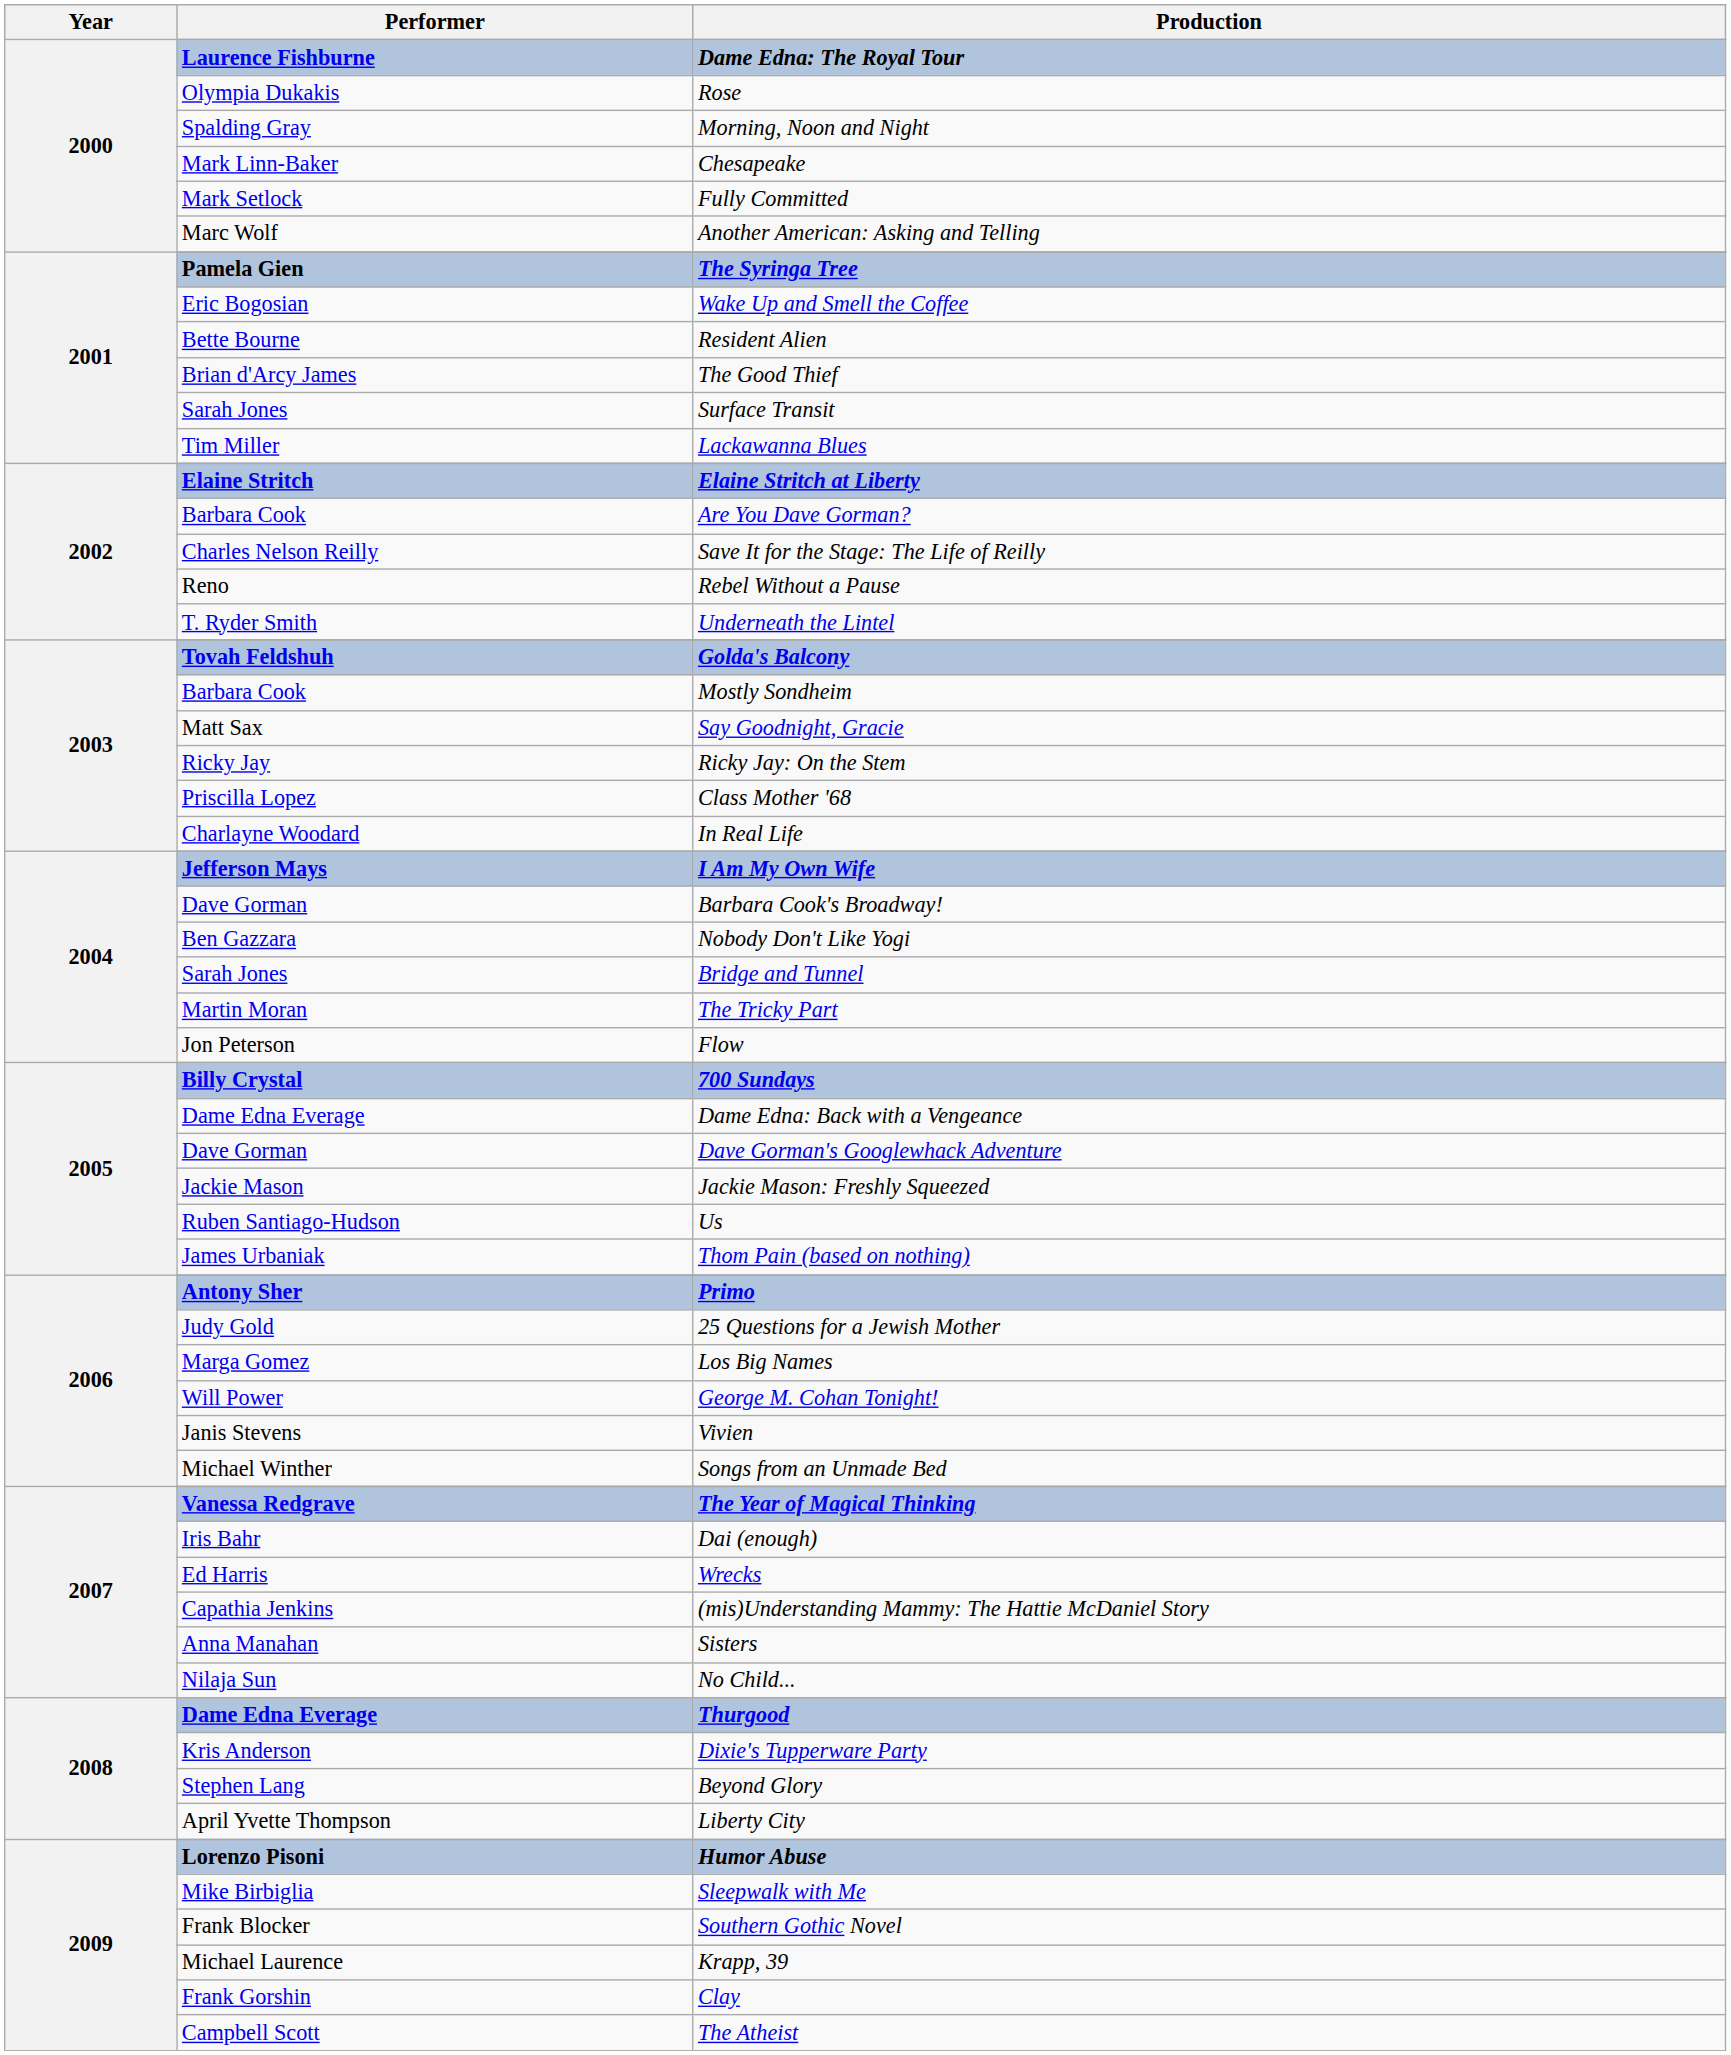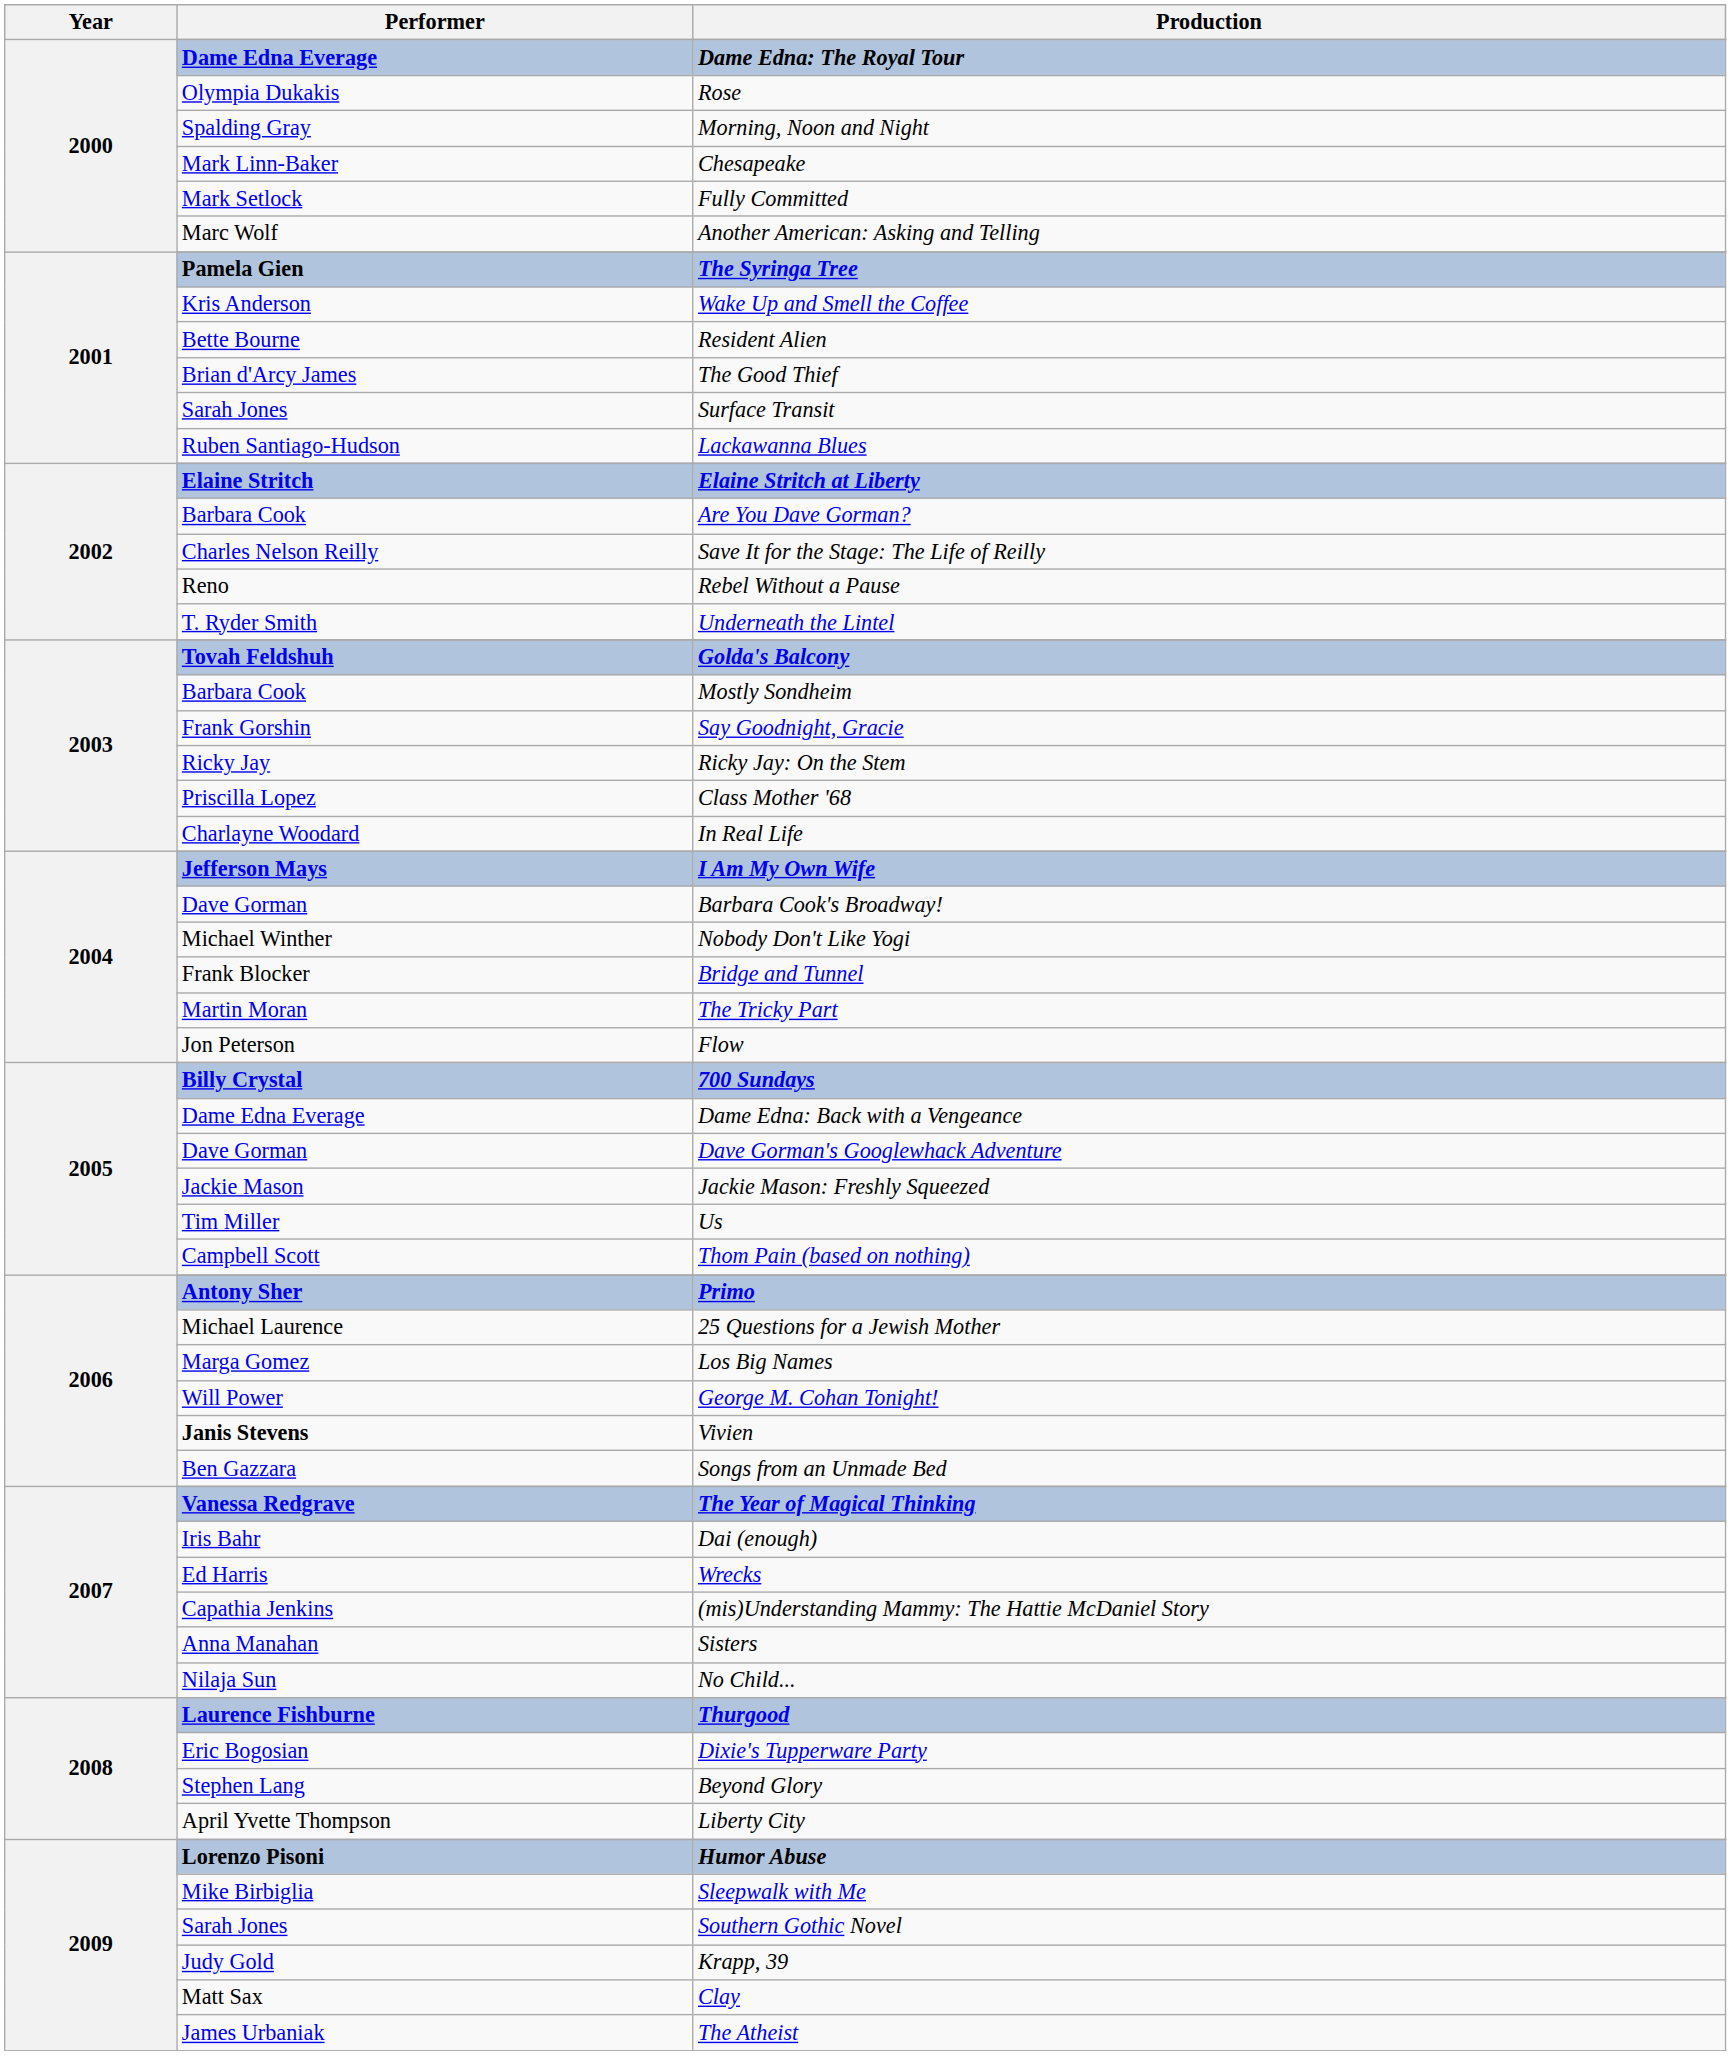(278, 57) Laurence Fishburne -> (279, 57) Dame Edna Everage
(245, 304) Eric Bogosian -> (246, 304) Kris Anderson
(231, 445) Tim Miller -> (291, 445) Ruben Santiago-Hudson
(222, 727) Matt Sax -> (246, 727) Frank Gorshin
(239, 939) Ben Gazzara -> (257, 939) Michael Winther
(235, 974) Sarah Jones -> (246, 974) Frank Blocker
(291, 1221) Ruben Santiago-Hudson -> (231, 1221) Tim Miller
(253, 1256) James Urbaniak -> (251, 1256) Campbell Scott
(228, 1327) Judy Gold -> (262, 1327) Michael Laurence
(241, 1432) normal -> (245, 1432) bold
(257, 1468) Michael Winther -> (239, 1468) Ben Gazzara
(279, 1715) Dame Edna Everage -> (278, 1715) Laurence Fishburne
(246, 1750) Kris Anderson -> (245, 1750) Eric Bogosian
(246, 1926) Frank Blocker -> (235, 1926) Sarah Jones
(262, 1962) Michael Laurence -> (228, 1962) Judy Gold
(246, 1997) Frank Gorshin -> (222, 1997) Matt Sax
(251, 2032) Campbell Scott -> (253, 2032) James Urbaniak
